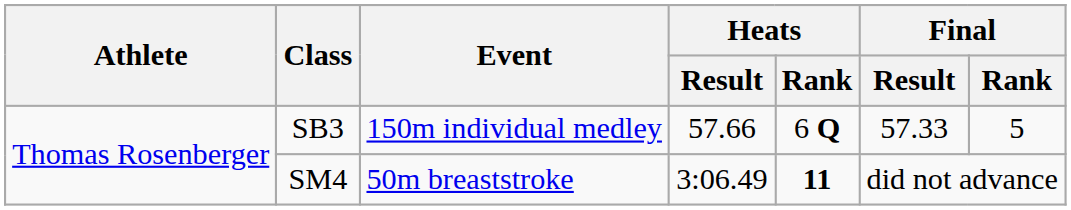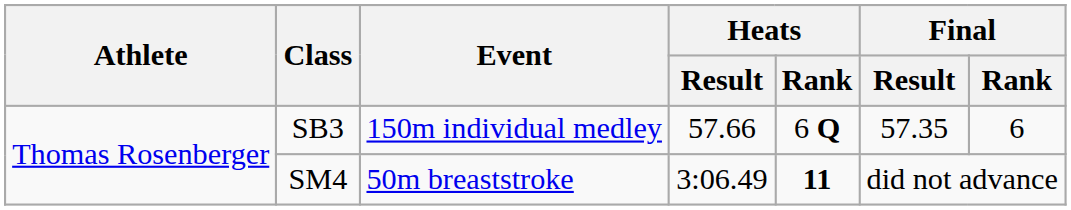(914, 129) 57.33 -> (914, 129) 57.35
(1017, 129) 5 -> (1017, 129) 6
